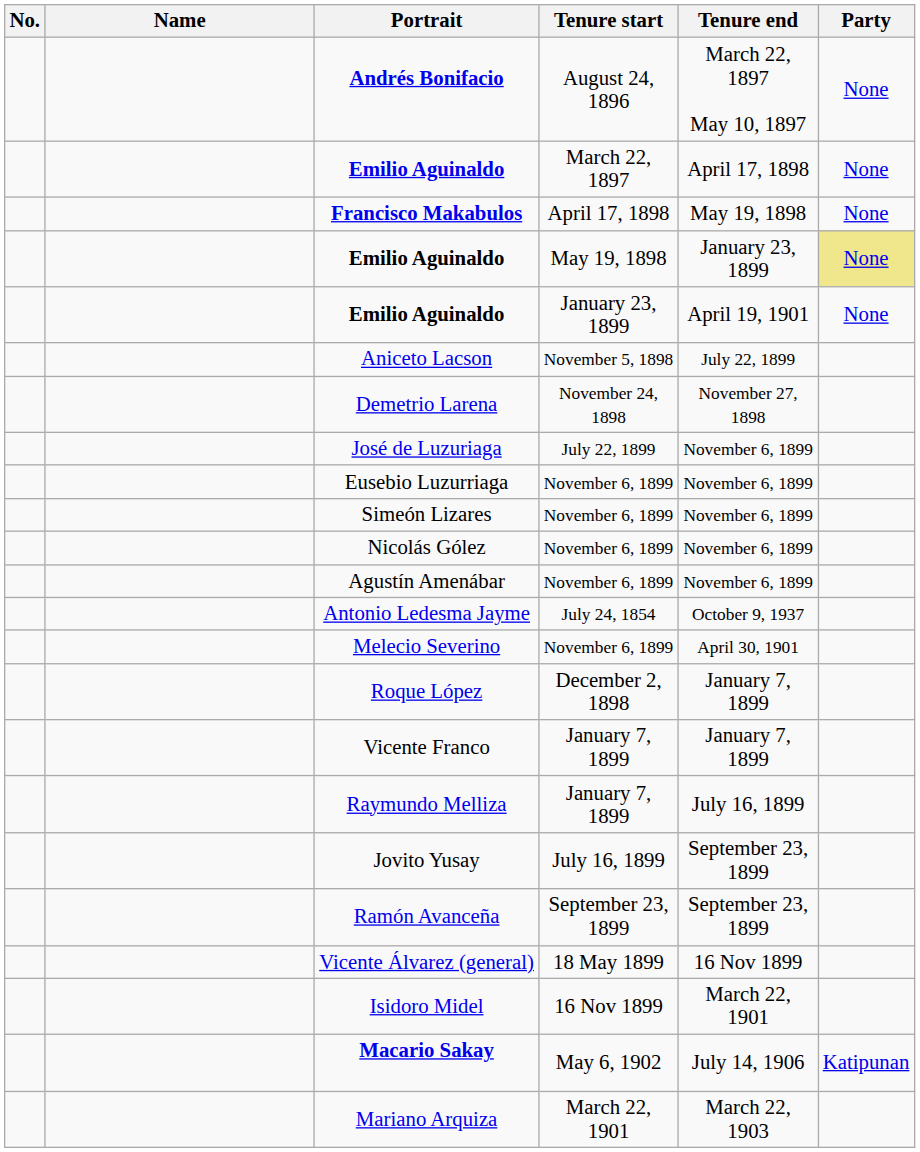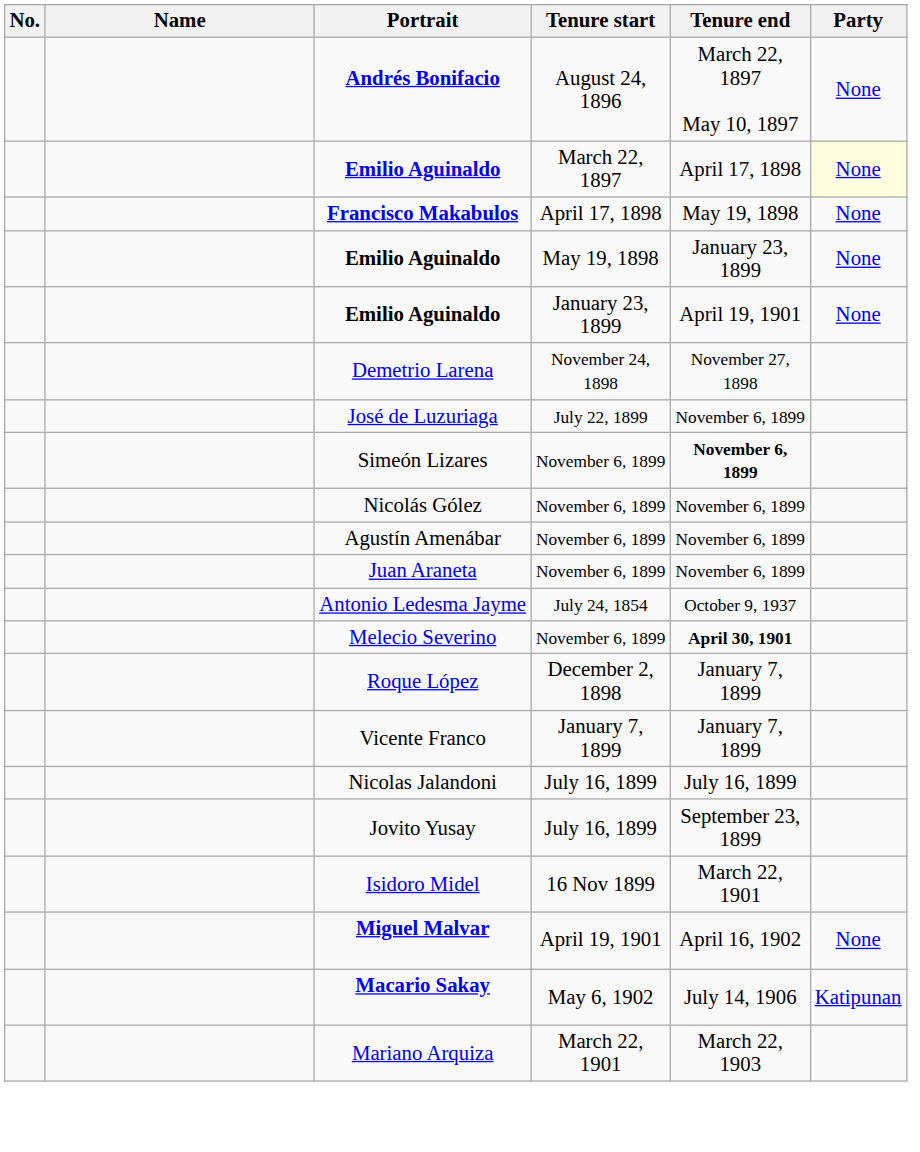(866, 168) no background -> (858, 168) lightyellow background
(866, 258) khaki background -> (858, 258) no background
- row: (427, 359)
- row: (427, 481)
(748, 515) normal -> (740, 460) bold
+ row: (423, 571)
(748, 647) normal -> (740, 637) bold
- row: (427, 804)
+ row: (423, 782)
- row: (427, 916)
- row: (427, 961)
+ row: (423, 928)
